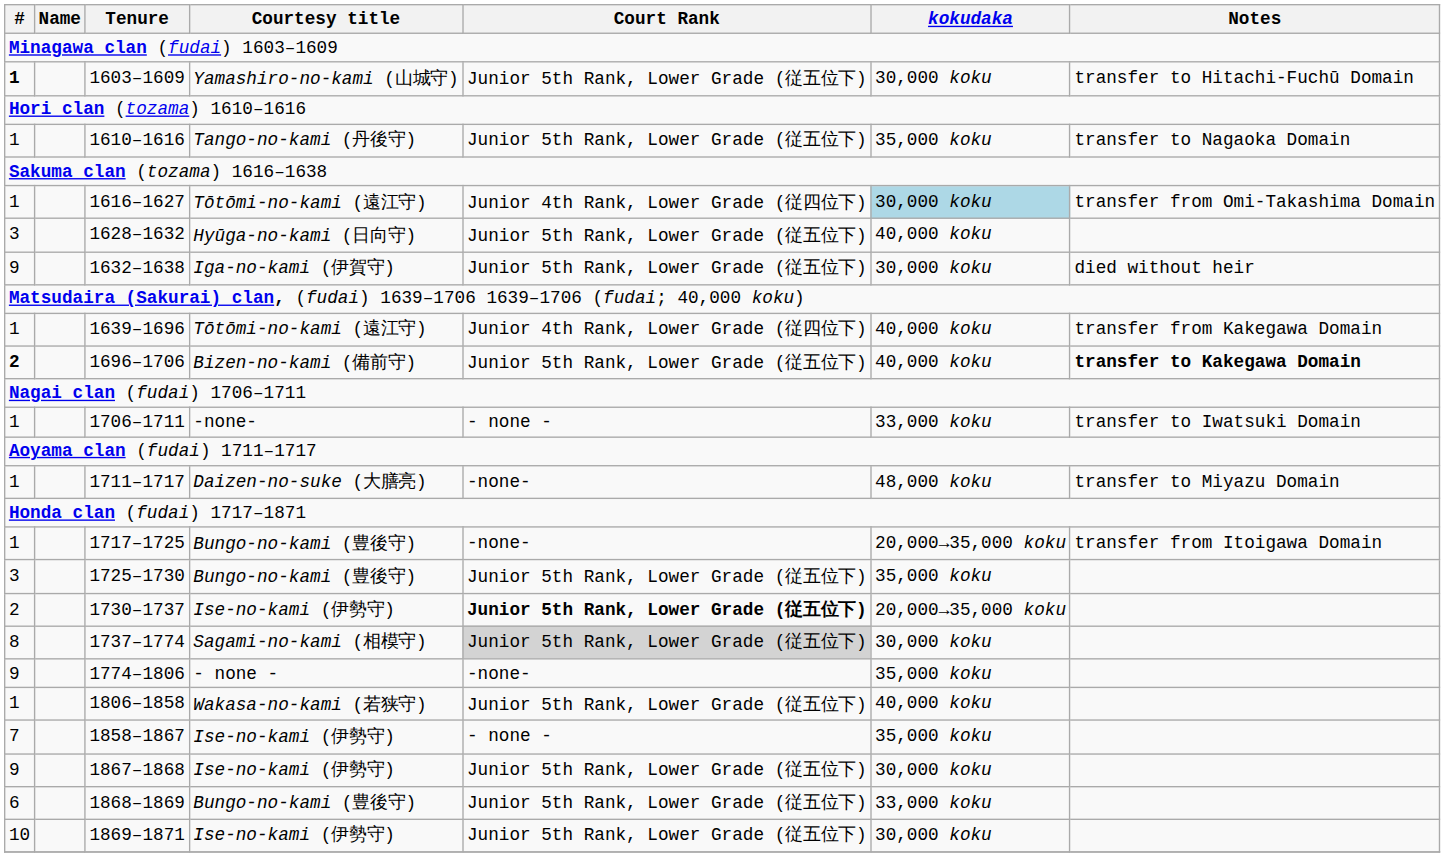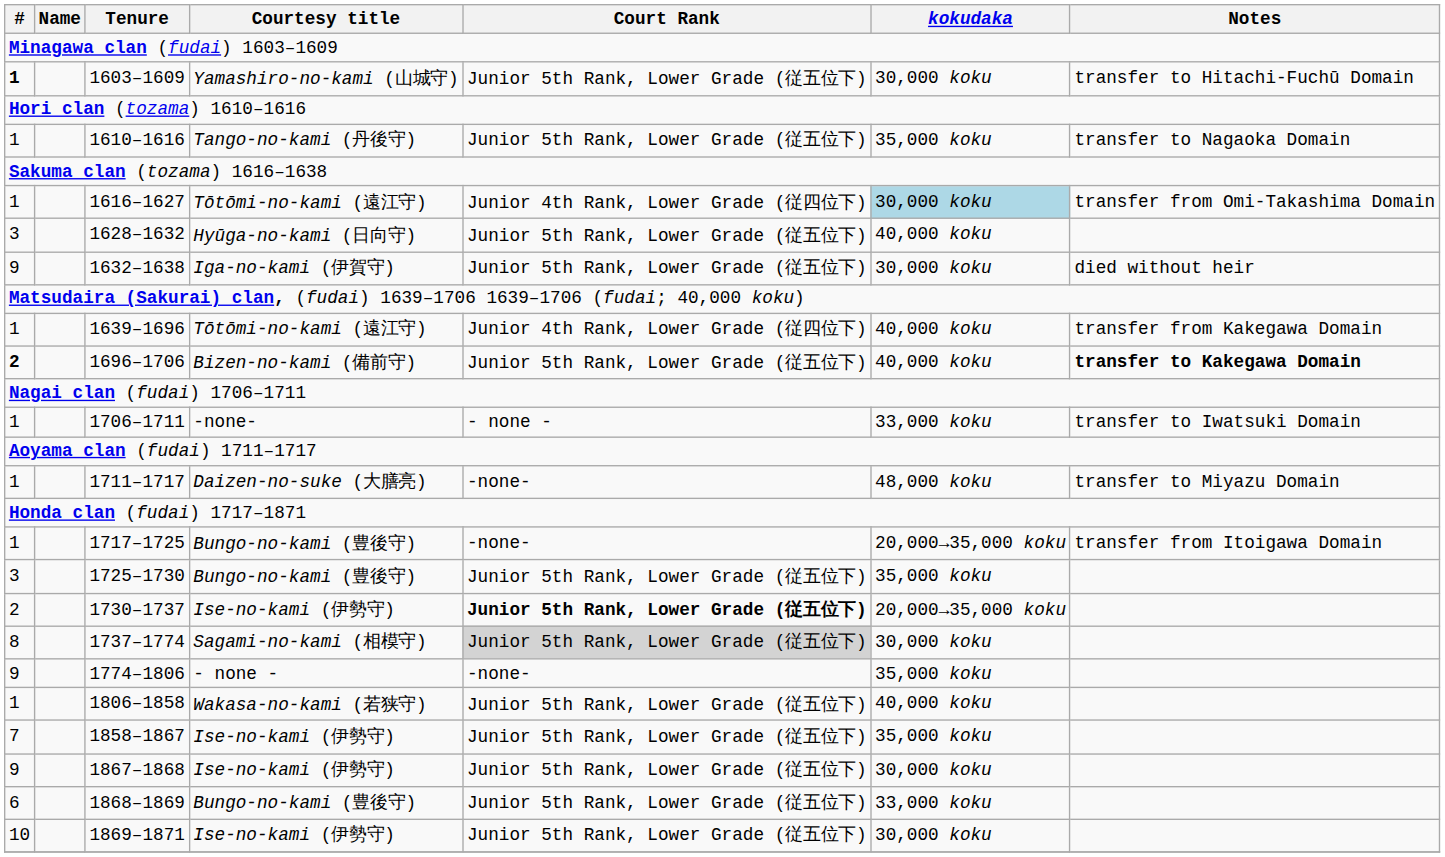(509, 737) - none - -> (667, 738) Junior 5th Rank, Lower Grade (従五位下)
